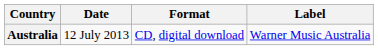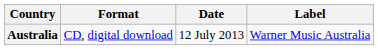columns swapped: (96, 14) <-> (189, 14)
